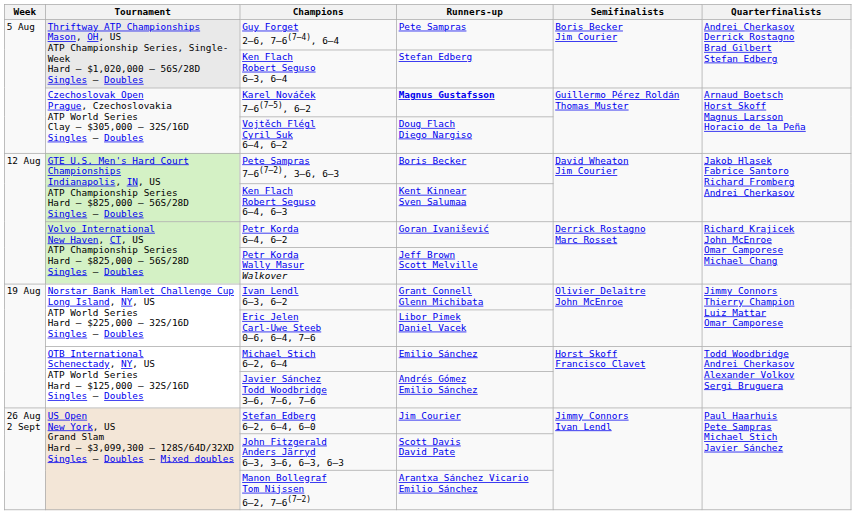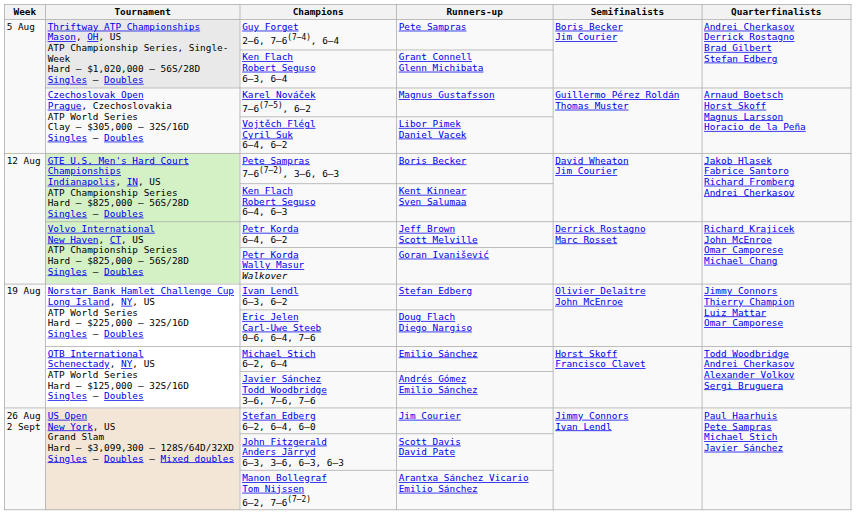(435, 58) Stefan Edberg -> (441, 63) Grant Connell Glenn Michibata
(447, 96) bold -> (447, 96) normal
(435, 130) Doug Flach Diego Nargiso -> (433, 130) Libor Pimek Daniel Vacek
(444, 230) Goran Ivanišević -> (438, 235) Jeff Brown Scott Melville
(438, 261) Jeff Brown Scott Melville -> (444, 255) Goran Ivanišević
(441, 297) Grant Connell Glenn Michibata -> (435, 292) Stefan Edberg
(433, 323) Libor Pimek Daniel Vacek -> (435, 323) Doug Flach Diego Nargiso
